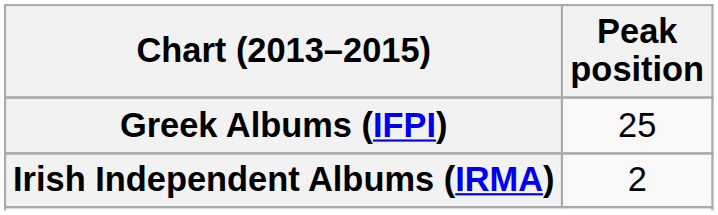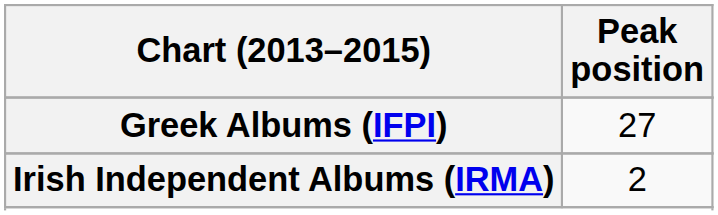(637, 125) 25 -> (637, 125) 27
